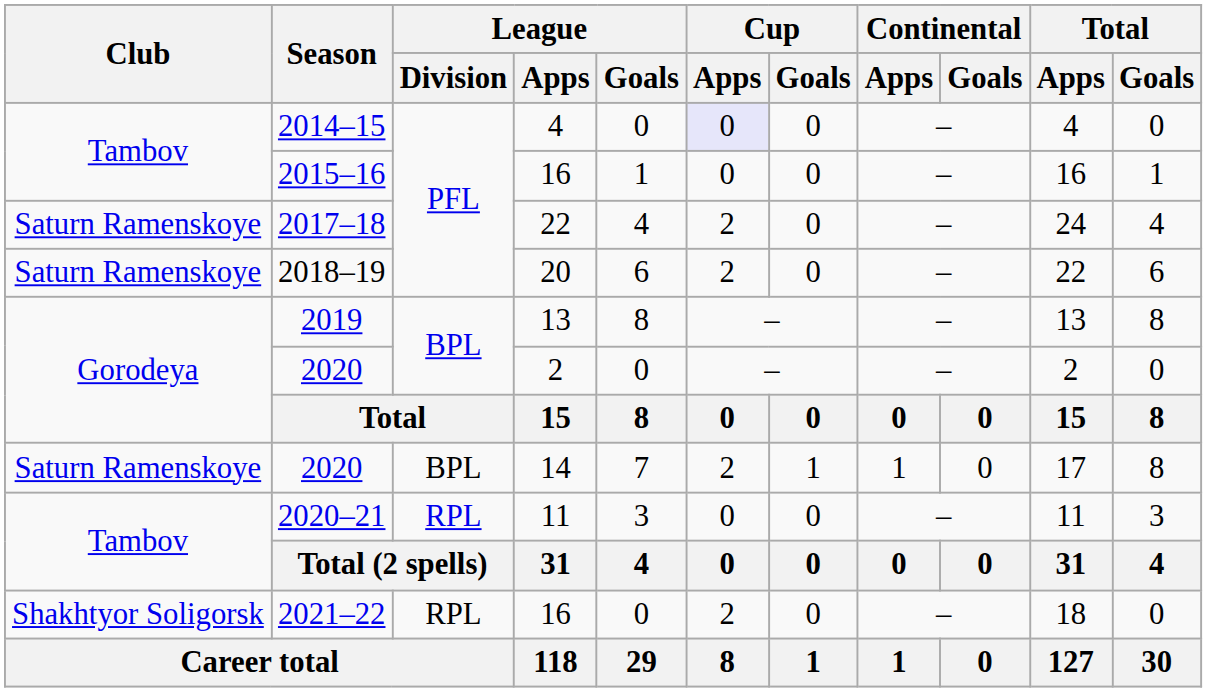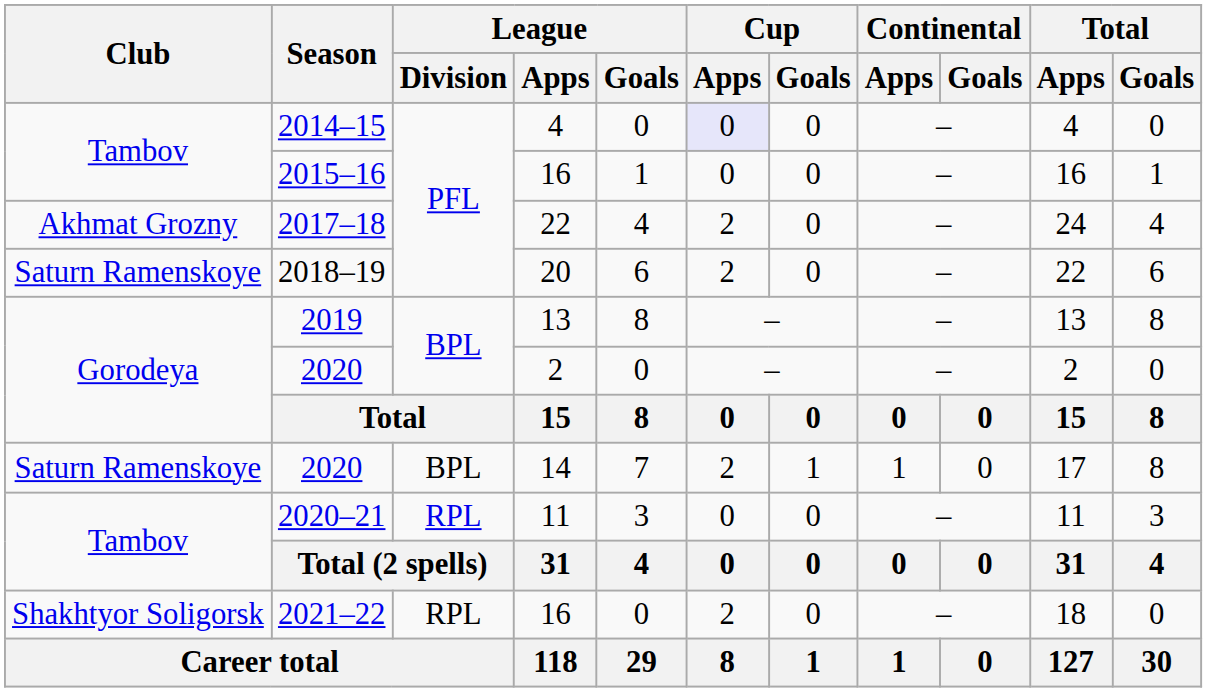(138, 223) Saturn Ramenskoye -> (138, 223) Akhmat Grozny
